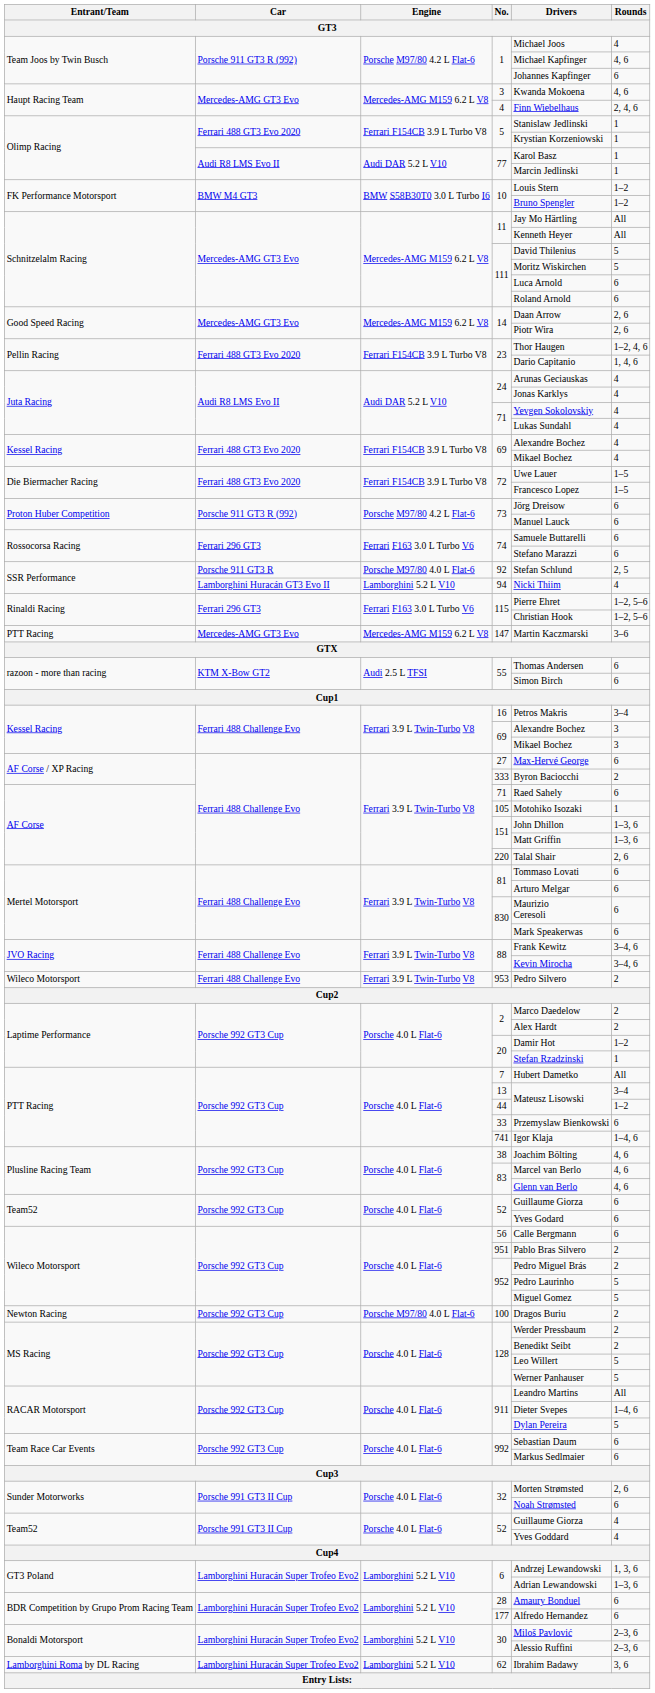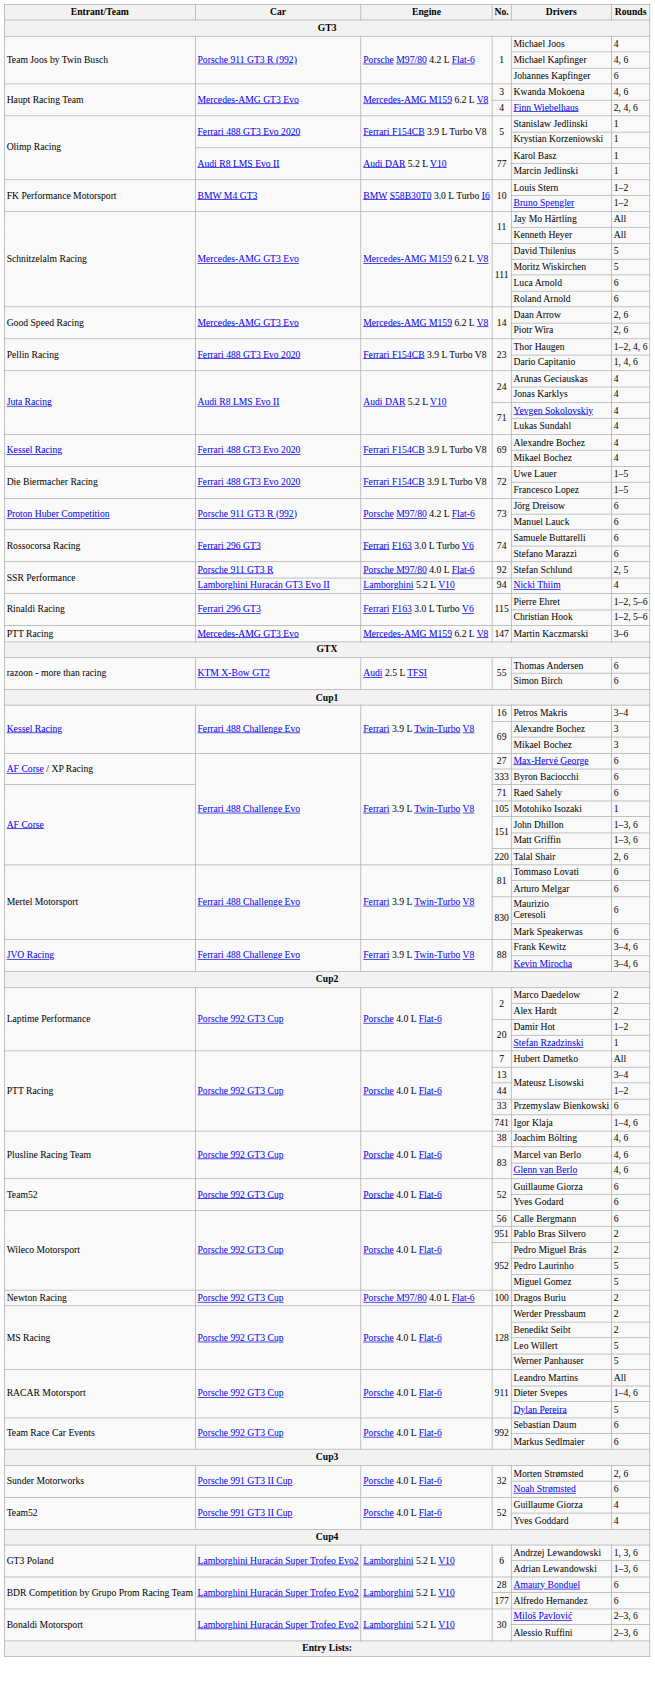(616, 776) 2 -> (616, 776) 6
- row: (249, 979)
- row: (278, 1664)
